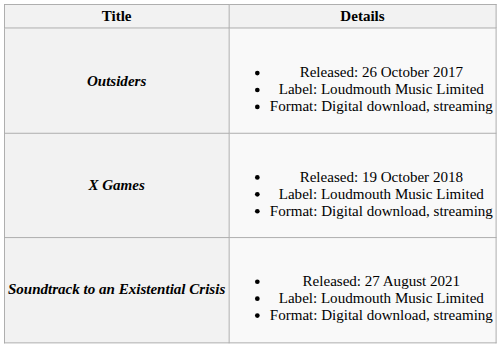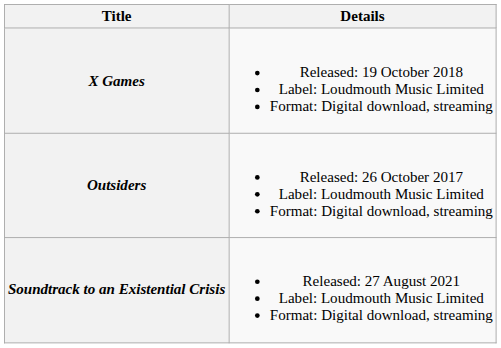rows swapped: (117, 80) <-> (117, 185)
